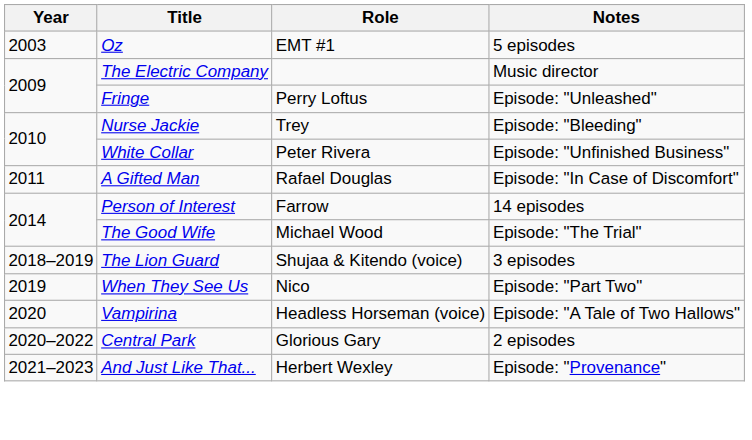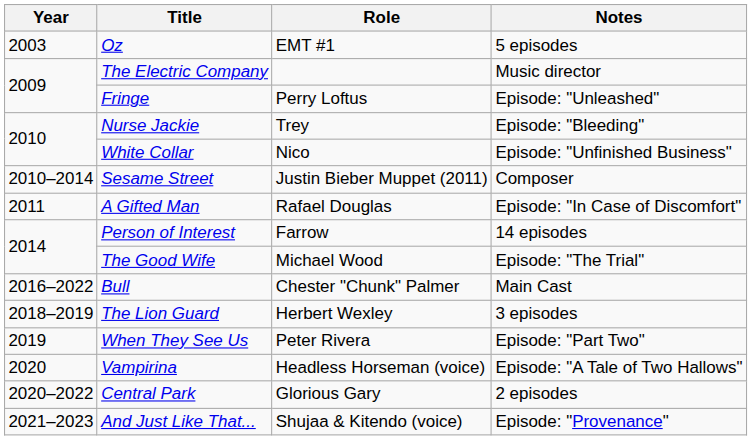(323, 152) Peter Rivera -> (293, 152) Nico
+ row: (157, 179)
+ row: (115, 286)
(369, 260) Shujaa & Kitendo (voice) -> (334, 313) Herbert Wexley
(293, 286) Nico -> (323, 340) Peter Rivera
(334, 367) Herbert Wexley -> (369, 421) Shujaa & Kitendo (voice)
